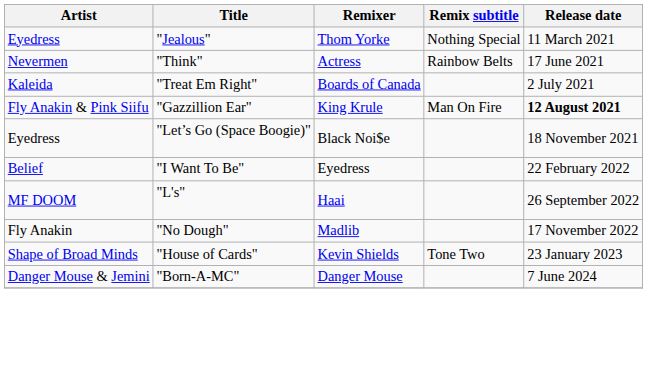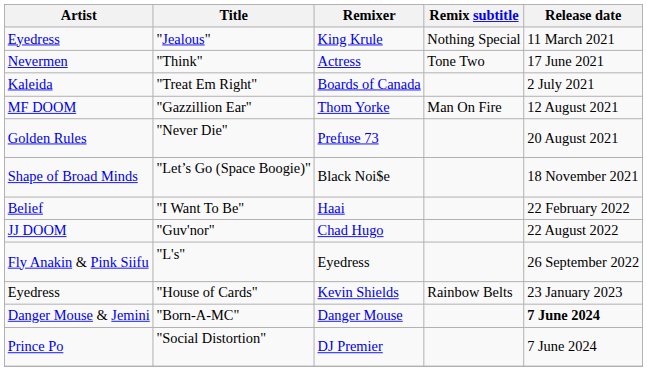(354, 38) Thom Yorke -> (350, 38) King Krule
(470, 61) Rainbow Belts -> (456, 61) Tone Two
(78, 107) Fly Anakin & Pink Siifu -> (42, 107) MF DOOM
(350, 107) King Krule -> (354, 107) Thom Yorke
(574, 107) bold -> (573, 107) normal
+ row: (192, 130)
(34, 138) Eyedress -> (73, 177) Shape of Broad Minds
(344, 169) Eyedress -> (331, 208) Haai
+ row: (186, 231)
(42, 200) MF DOOM -> (78, 261) Fly Anakin & Pink Siifu
(331, 200) Haai -> (344, 261) Eyedress
- row: (192, 231)
(73, 253) Shape of Broad Minds -> (34, 292) Eyedress
(456, 253) Tone Two -> (470, 292) Rainbow Belts
(562, 276) normal -> (564, 315) bold
+ row: (211, 338)
